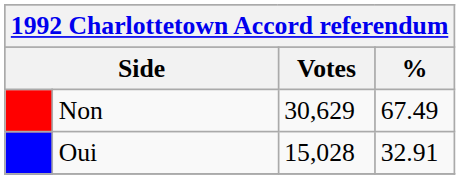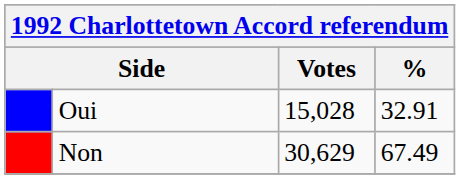rows swapped: (81, 110) <-> (78, 152)
